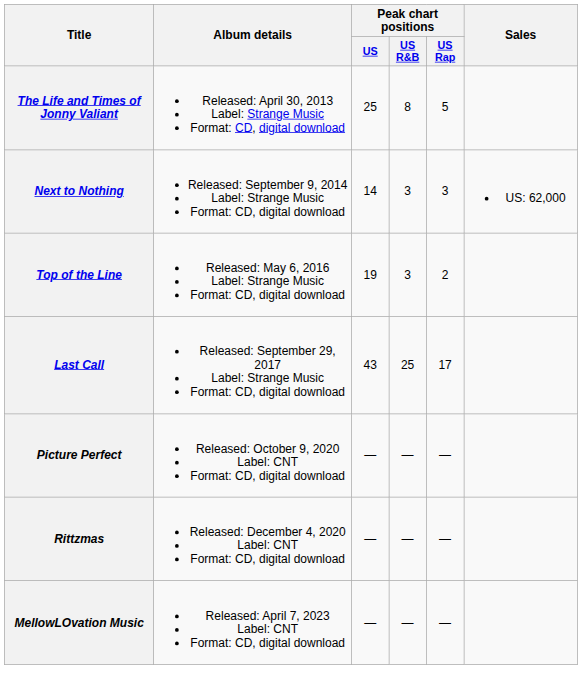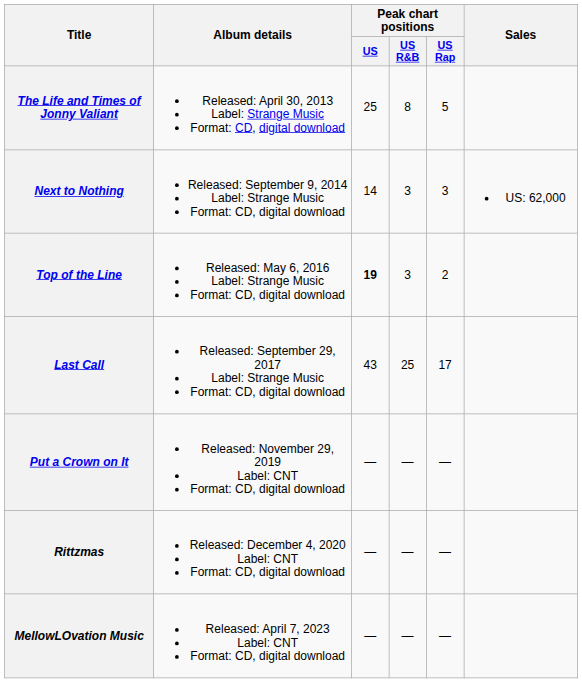(370, 274) normal -> (370, 274) bold
+ row: (79, 462)
- row: (79, 455)
